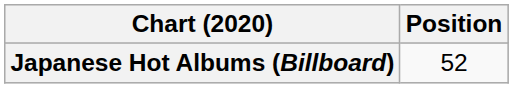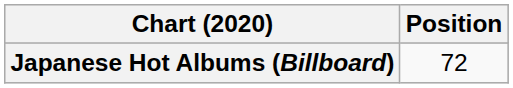(454, 62) 52 -> (454, 62) 72
